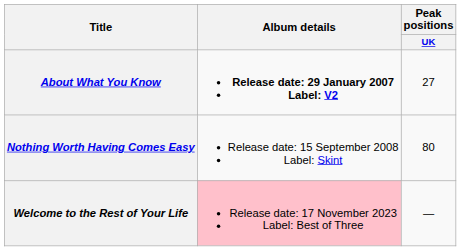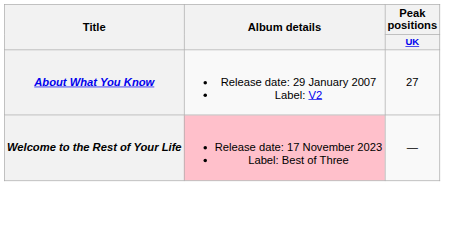(299, 89) bold -> (284, 89) normal
- row: (101, 147)
